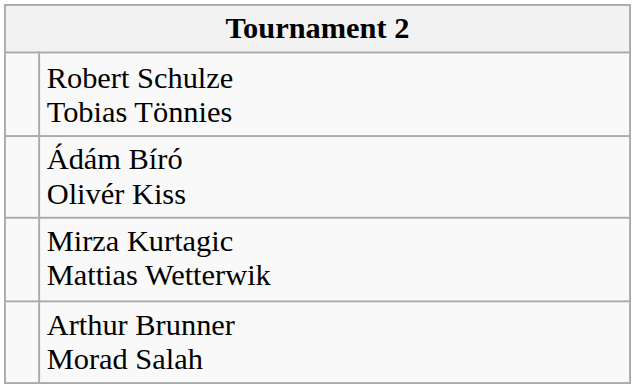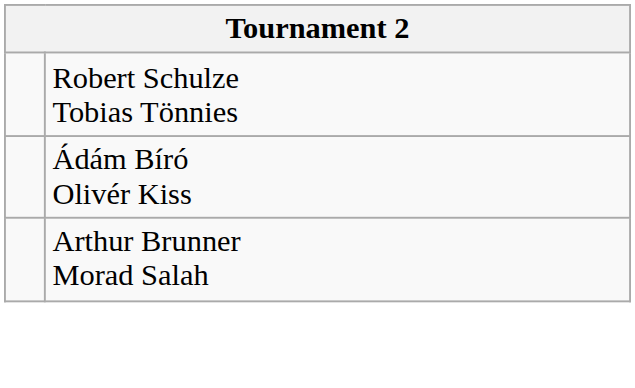- row: (159, 258)
